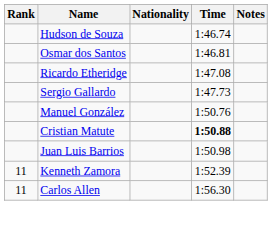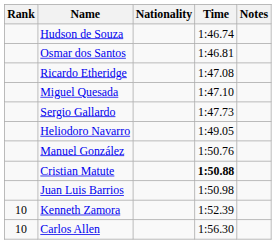+ row: (79, 92)
+ row: (85, 131)
(21, 170) 11 -> (21, 209) 10
(21, 190) 11 -> (21, 229) 10
